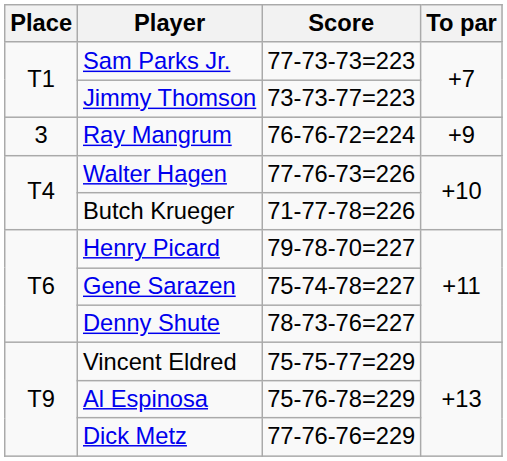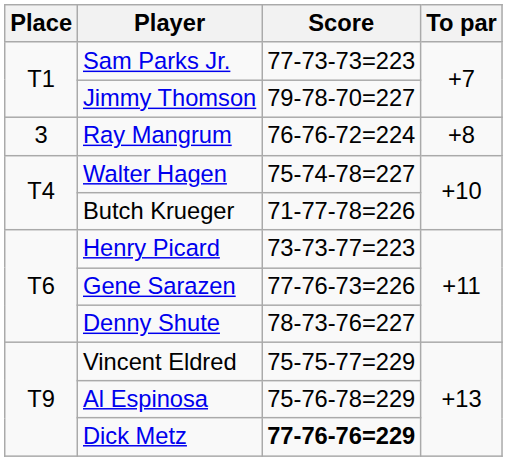(341, 98) 73-73-77=223 -> (341, 98) 79-78-70=227
(462, 135) +9 -> (462, 135) +8
(341, 173) 77-76-73=226 -> (341, 173) 75-74-78=227
(341, 248) 79-78-70=227 -> (341, 248) 73-73-77=223
(341, 286) 75-74-78=227 -> (341, 286) 77-76-73=226
(341, 436) normal -> (341, 436) bold
